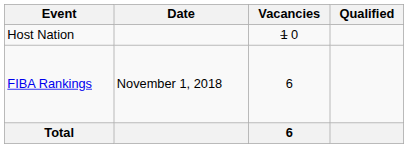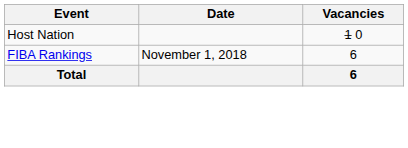- column: (367, 14)
